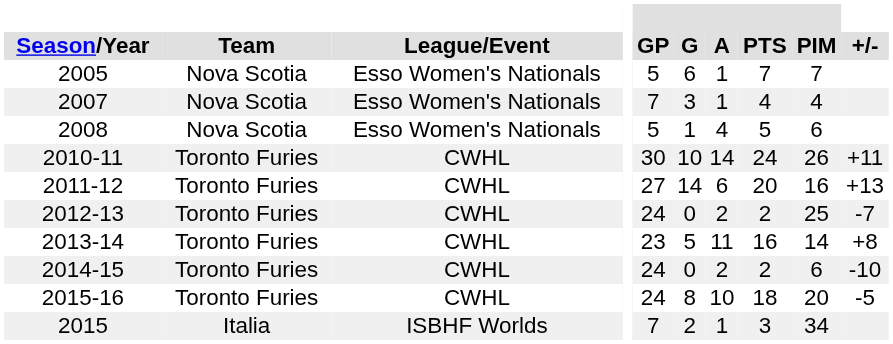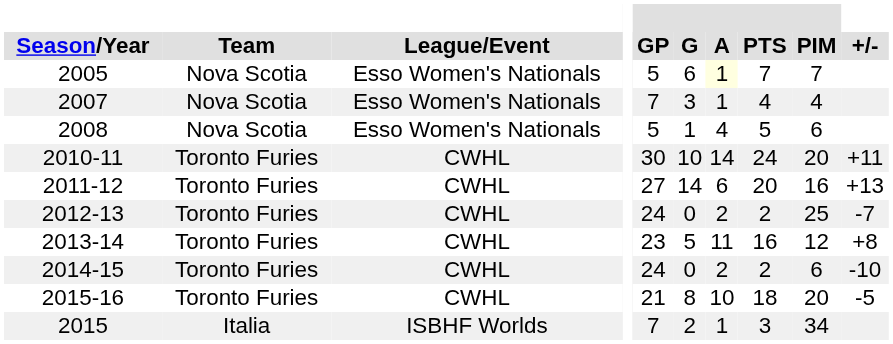(722, 73) no background -> (722, 73) lightyellow background
(817, 157) 26 -> (817, 157) 20
(817, 241) 14 -> (817, 241) 12
(653, 297) 24 -> (653, 297) 21
